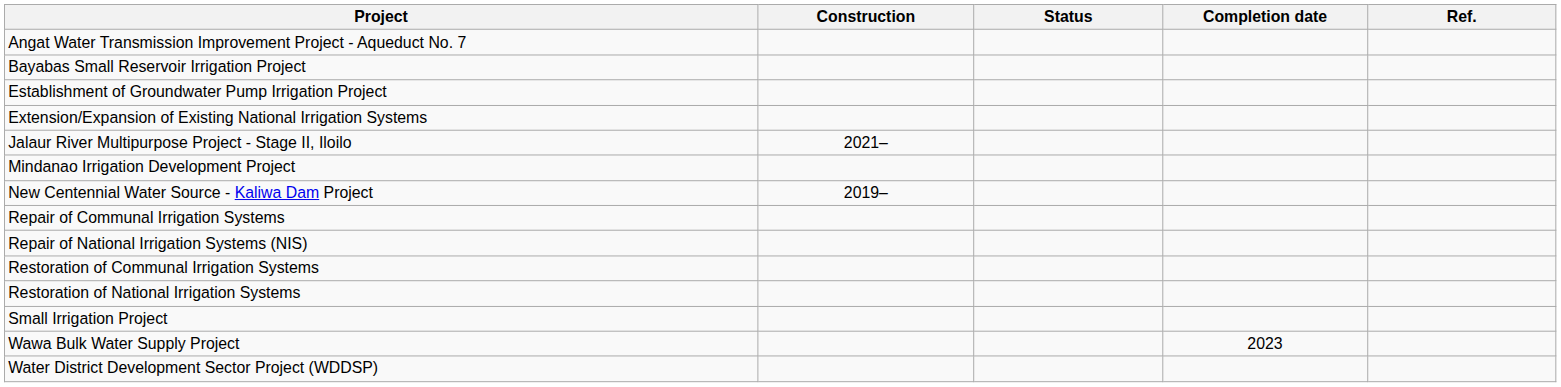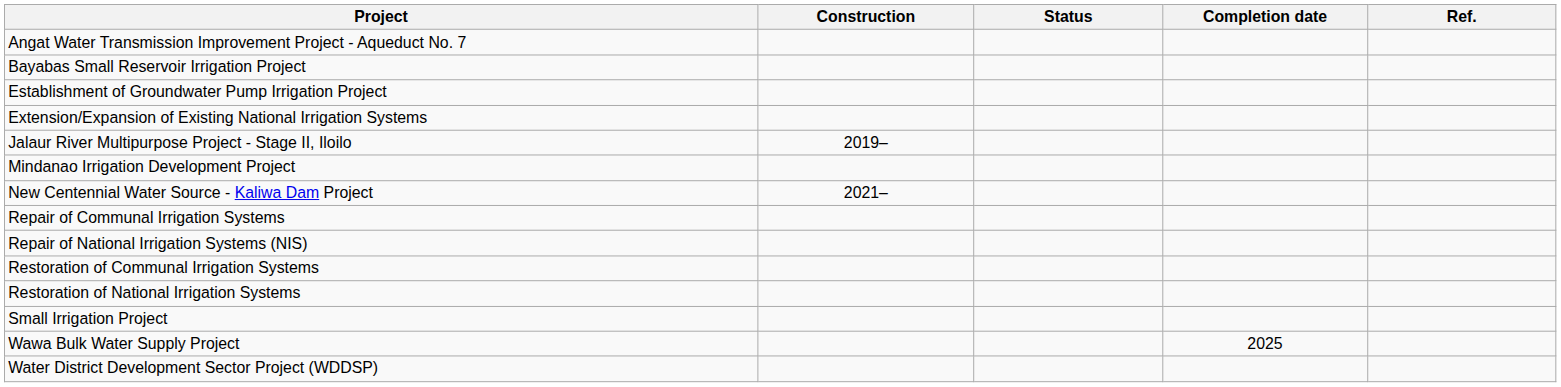(866, 142) 2021– -> (866, 142) 2019–
(866, 192) 2019– -> (866, 192) 2021–
(1265, 343) 2023 -> (1265, 343) 2025
